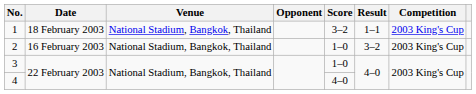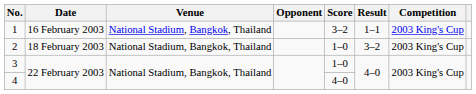(66, 30) 18 February 2003 -> (66, 30) 16 February 2003
(66, 47) 16 February 2003 -> (66, 47) 18 February 2003
